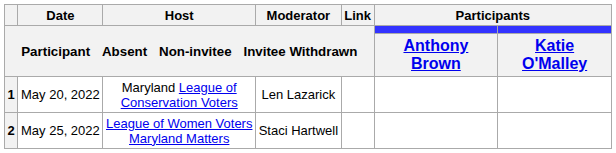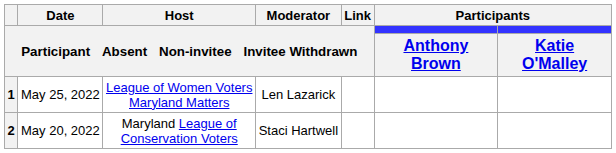(60, 95) May 20, 2022 -> (60, 95) May 25, 2022
(179, 95) Maryland League of Conservation Voters -> (179, 95) League of Women Voters Maryland Matters
(60, 131) May 25, 2022 -> (60, 131) May 20, 2022
(179, 131) League of Women Voters Maryland Matters -> (179, 131) Maryland League of Conservation Voters
